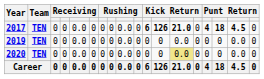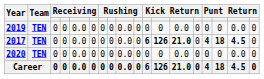rows swapped: (16, 28) <-> (16, 41)
(181, 54) khaki background -> (181, 54) no background
